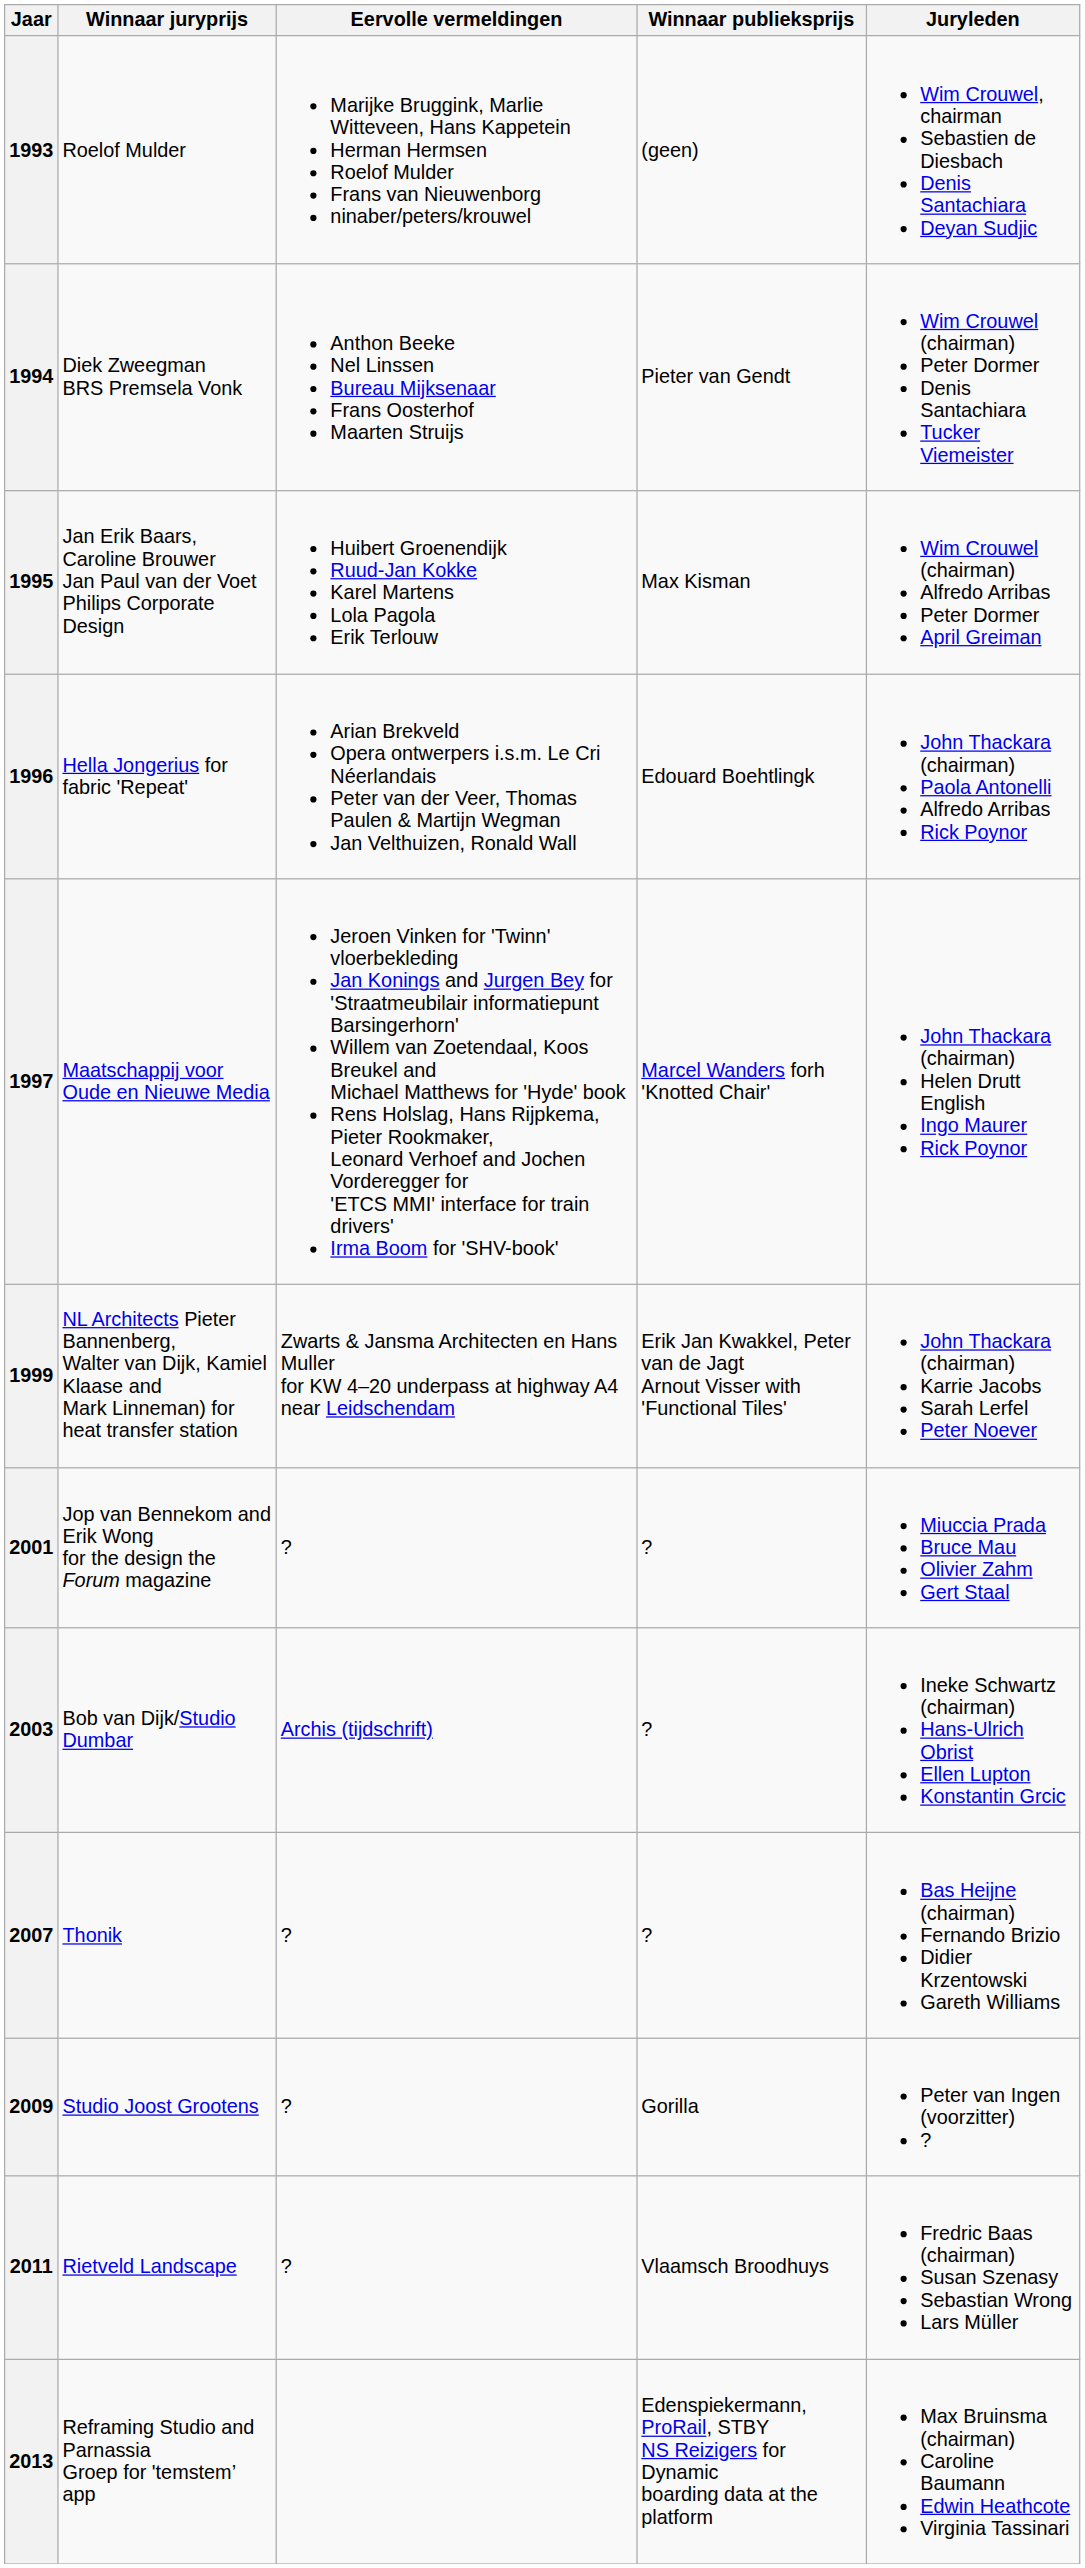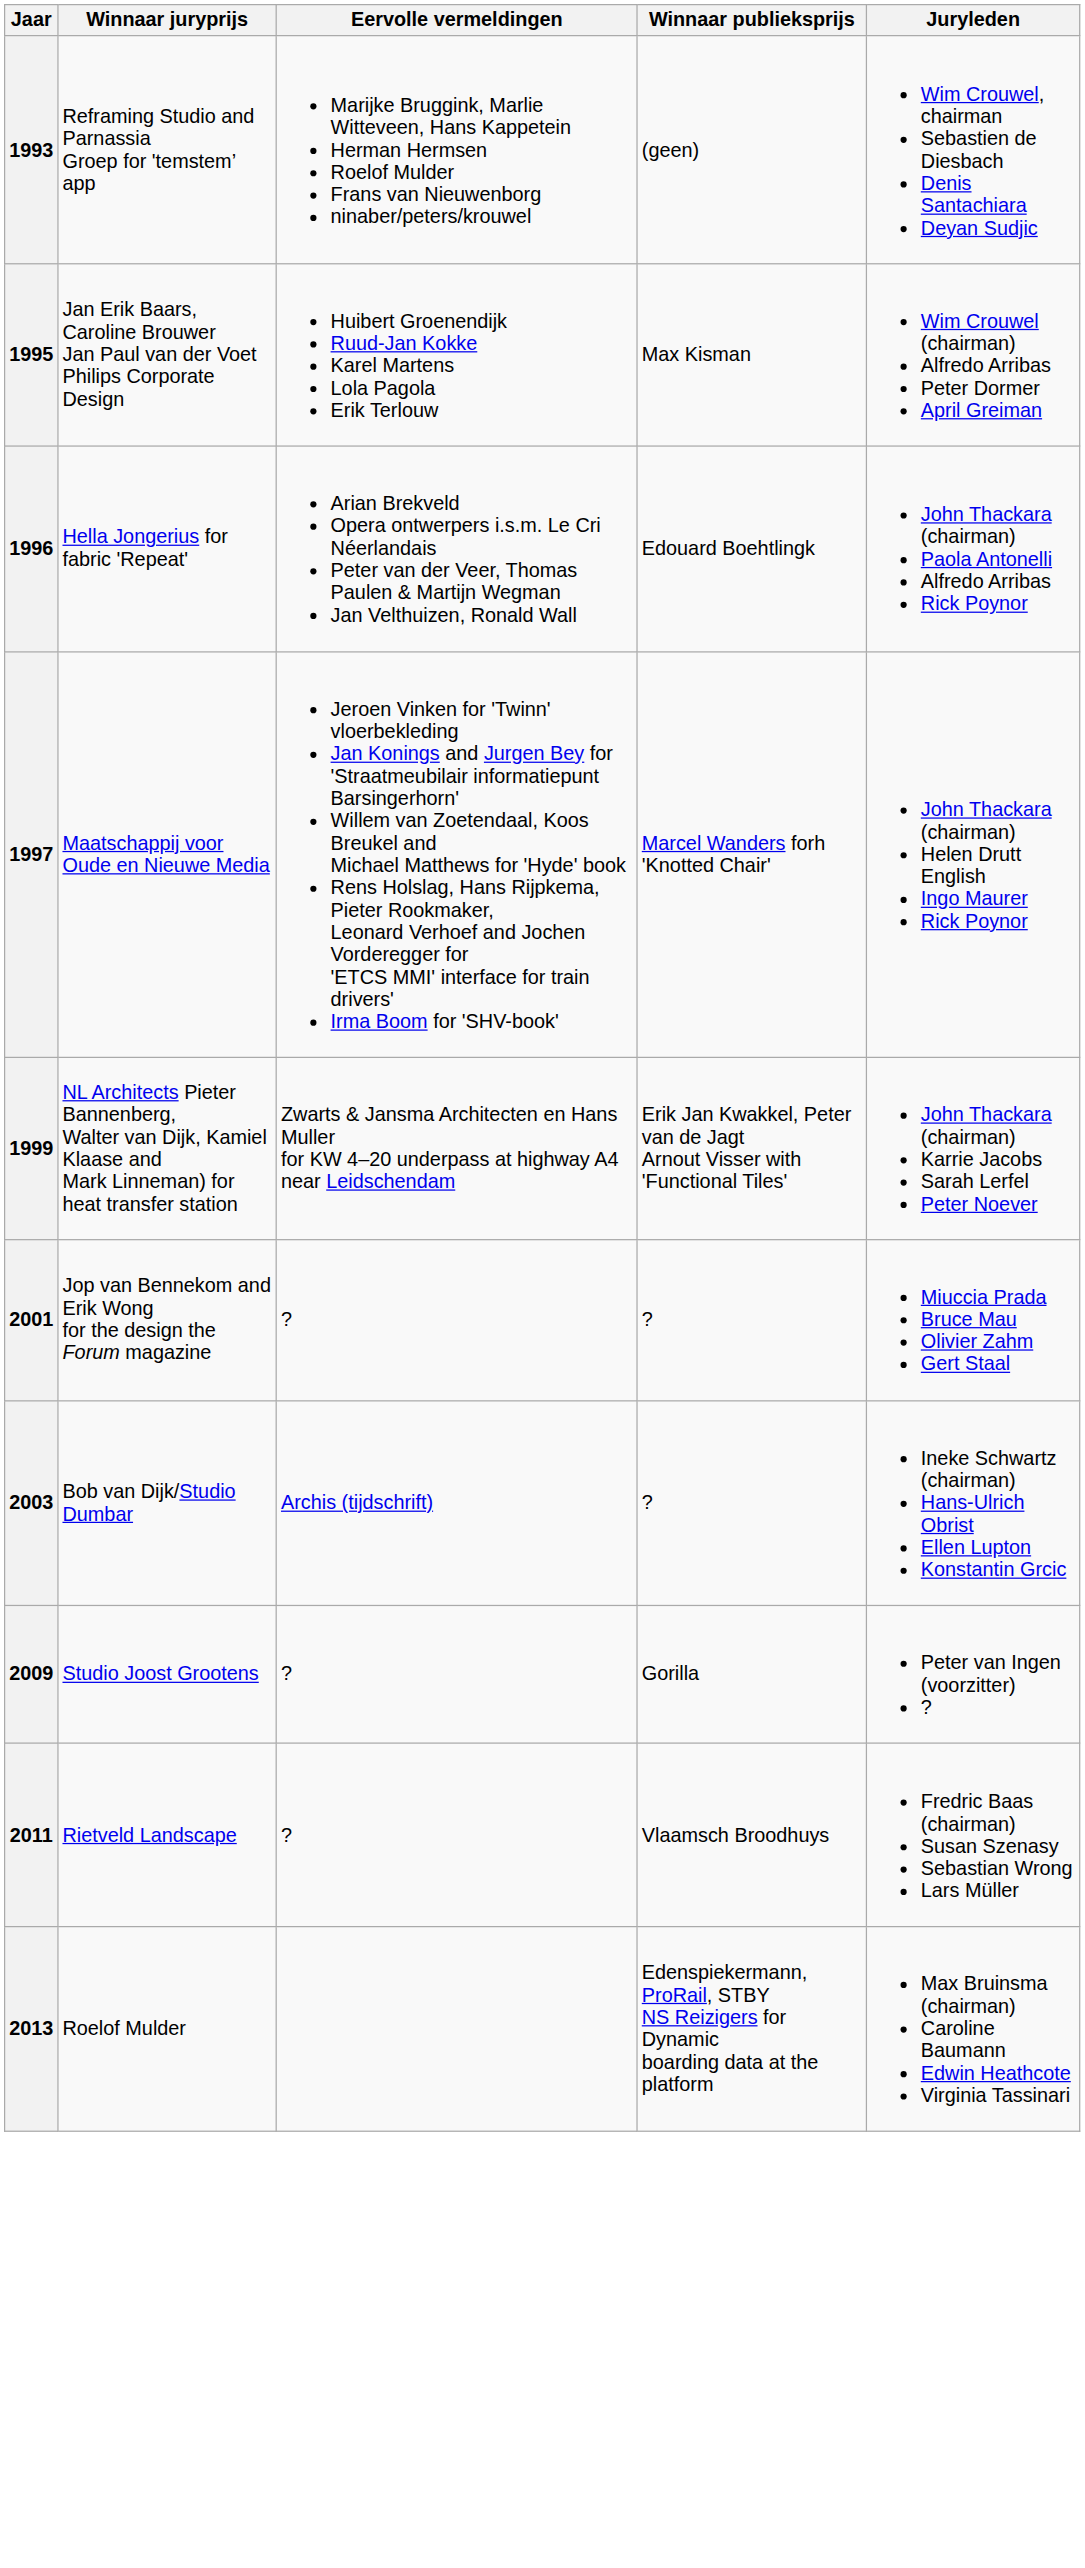(124, 149) Roelof Mulder -> (158, 149) Reframing Studio and Parnassia Groep for 'temstem’ app
- row: (31, 377)
- row: (31, 1935)
(158, 2461) Reframing Studio and Parnassia Groep for 'temstem’ app -> (124, 2028) Roelof Mulder
